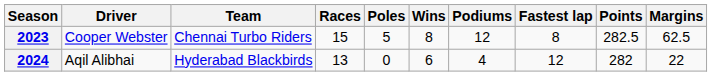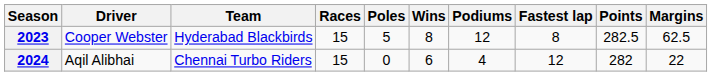(243, 38) Chennai Turbo Riders -> (243, 38) Hyderabad Blackbirds
(243, 60) Hyderabad Blackbirds -> (243, 60) Chennai Turbo Riders
(340, 60) 13 -> (340, 60) 15
